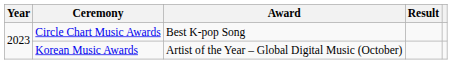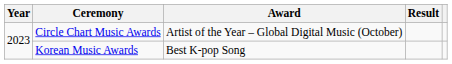(206, 31) Best K-pop Song -> (284, 31) Artist of the Year – Global Digital Music (October)
(284, 50) Artist of the Year – Global Digital Music (October) -> (206, 50) Best K-pop Song
